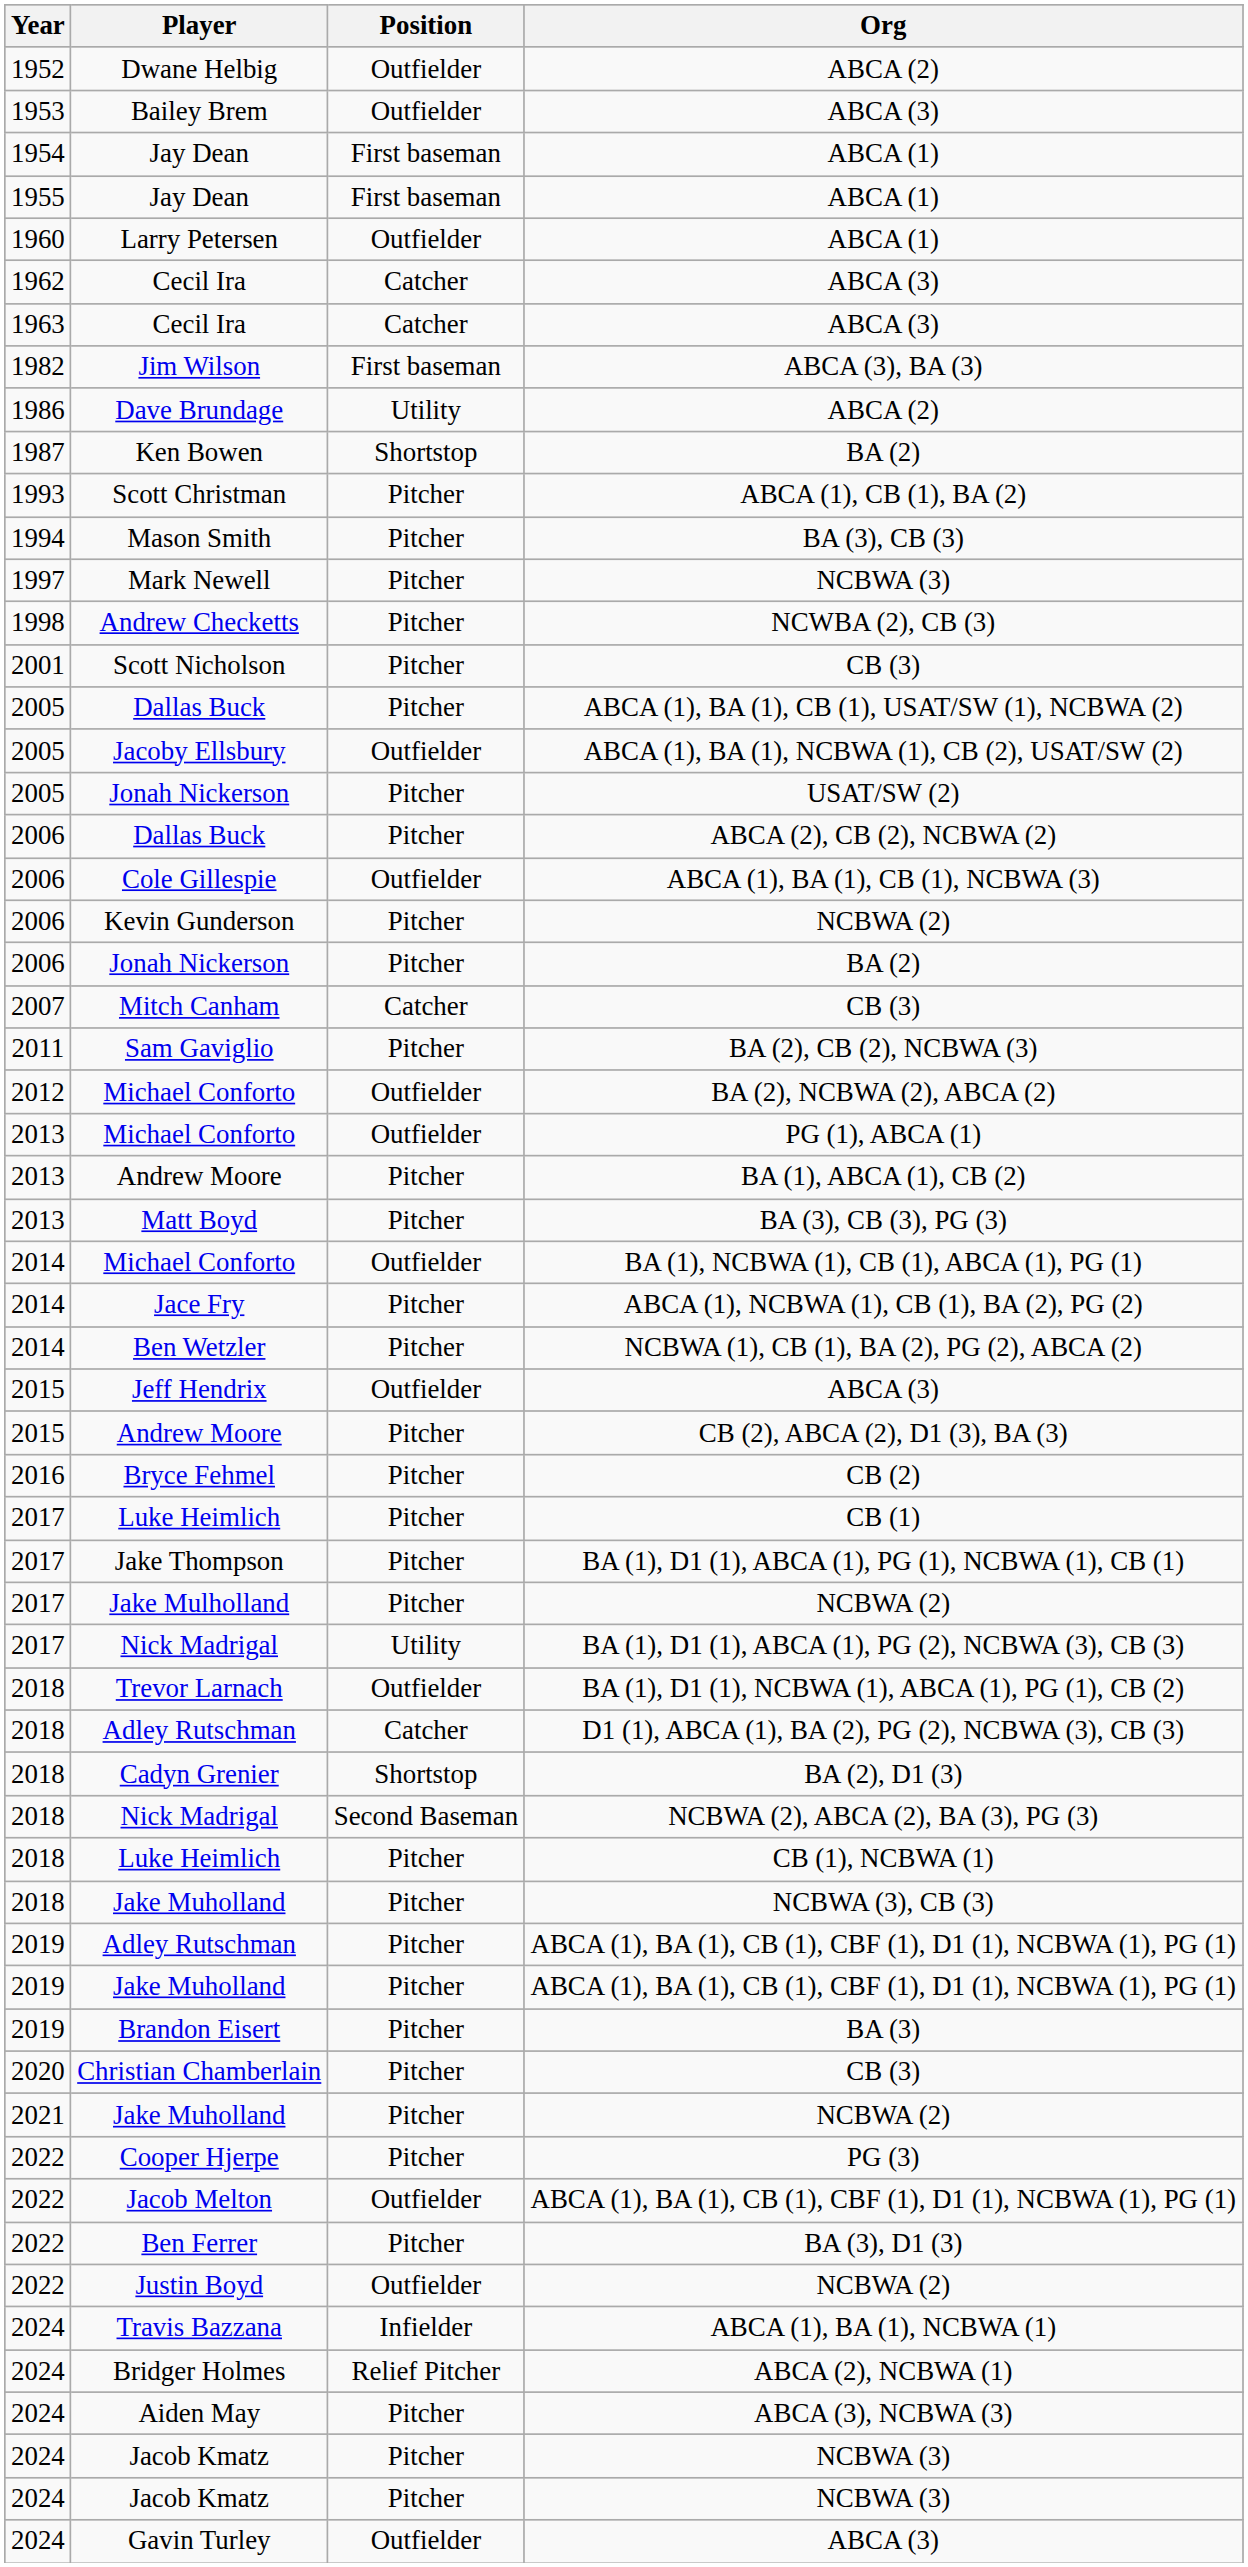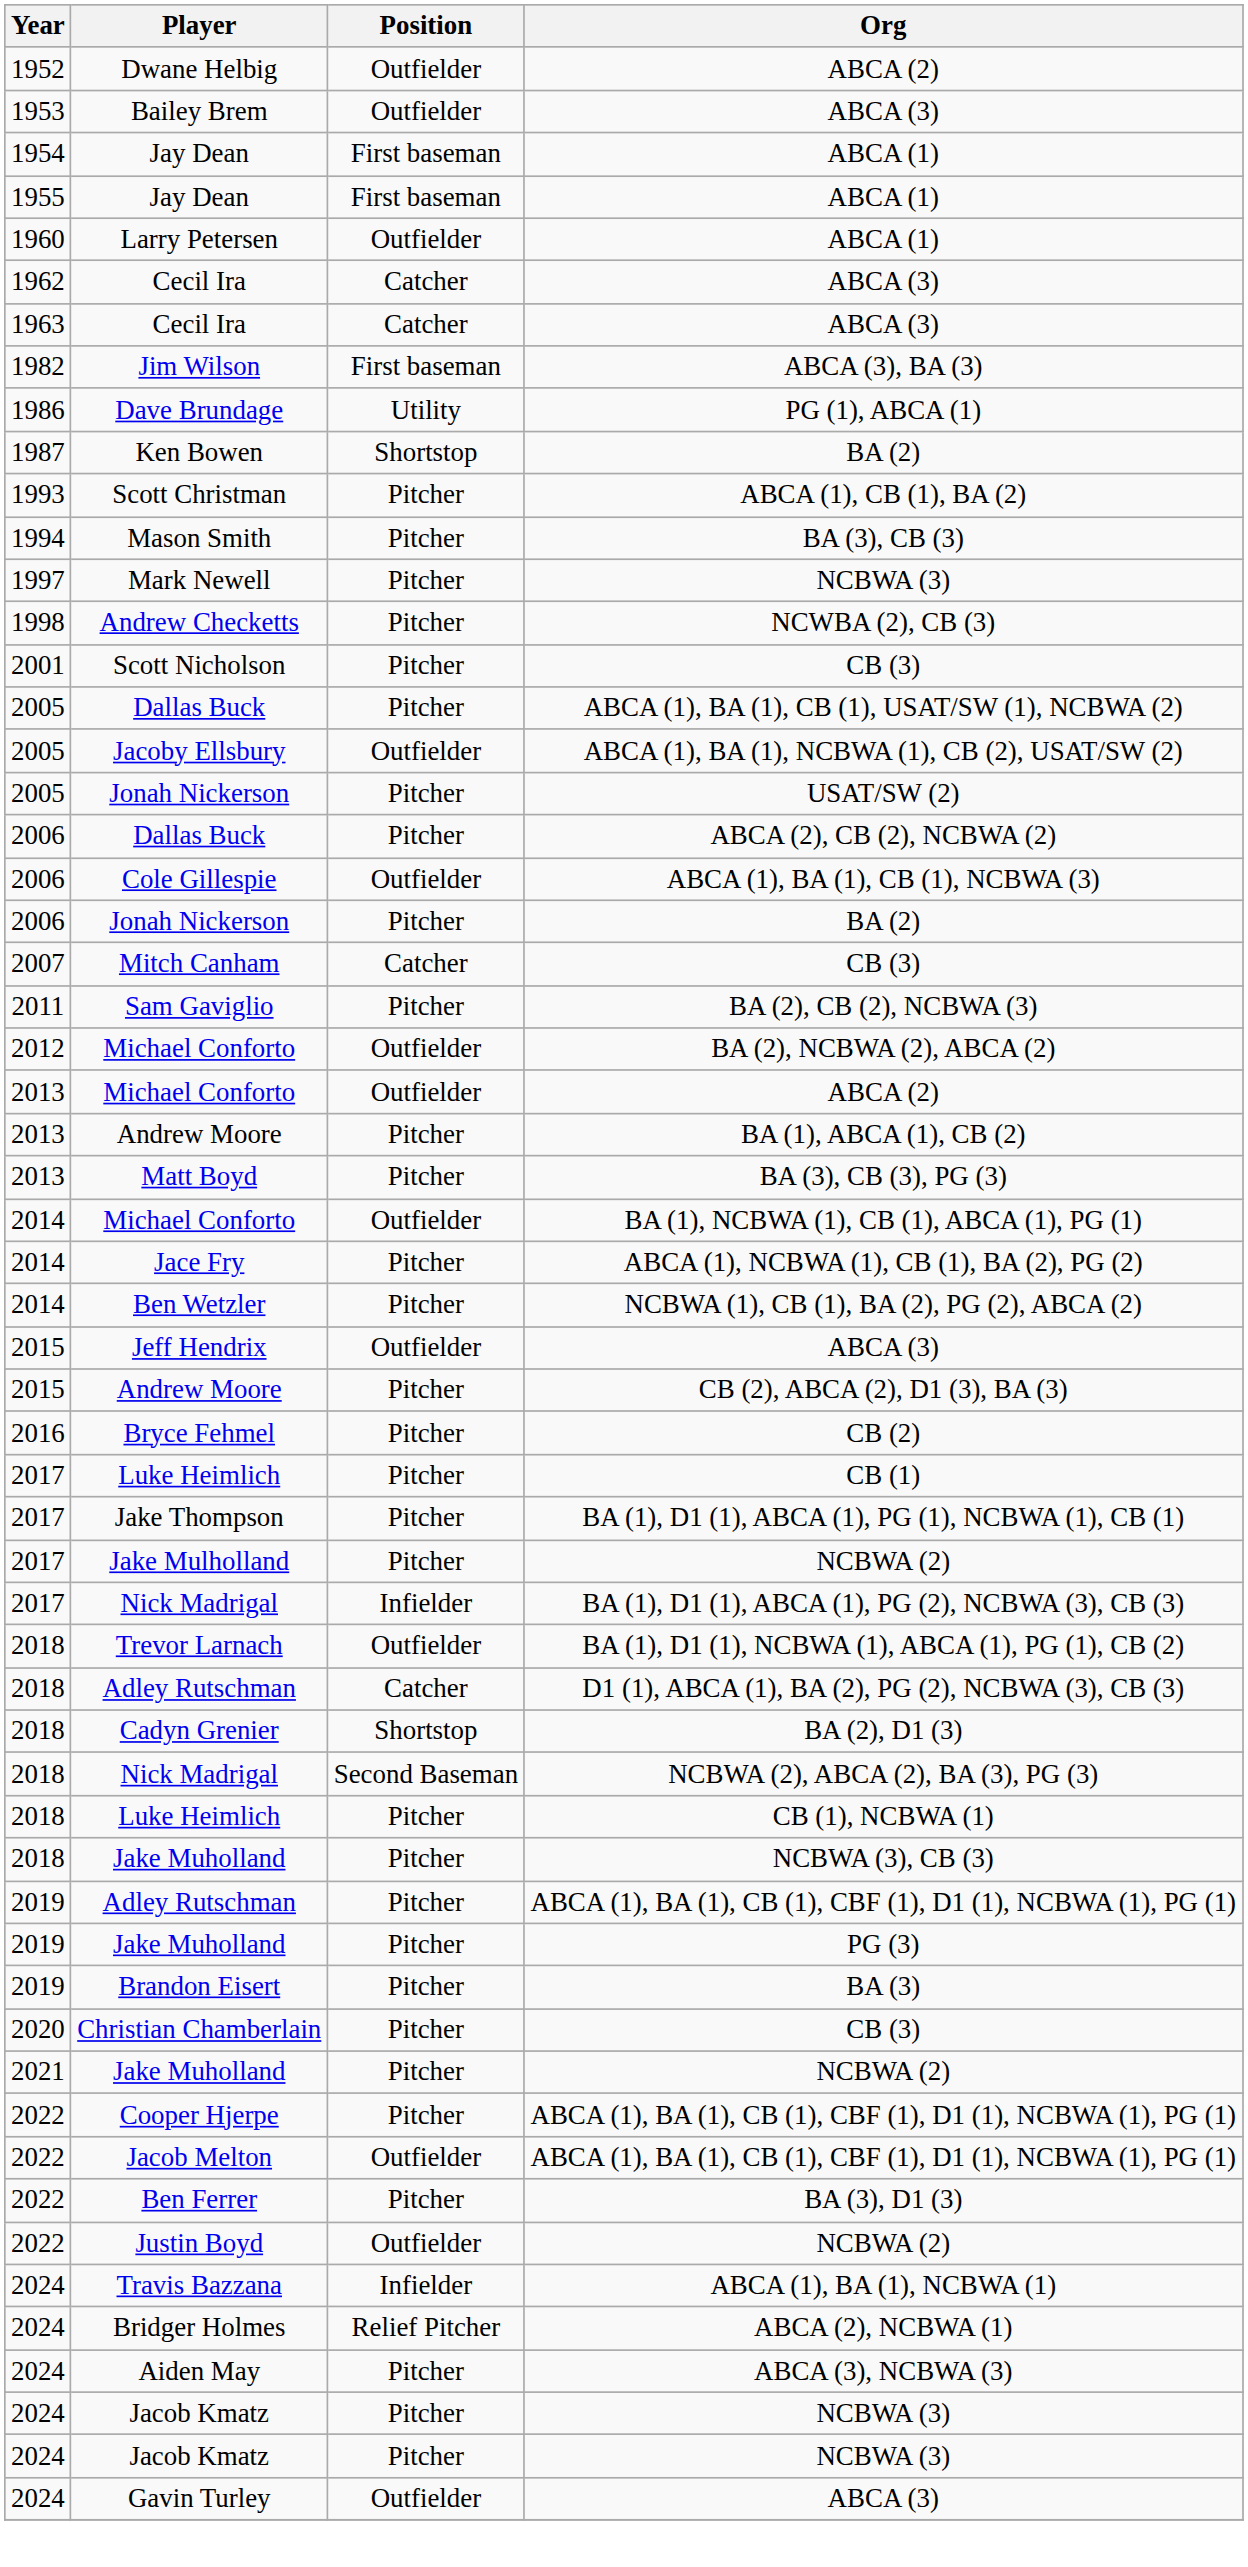(883, 409) ABCA (2) -> (883, 409) PG (1), ABCA (1)
- row: (38, 921)
(883, 1134) PG (1), ABCA (1) -> (883, 1091) ABCA (2)
(426, 1645) Utility -> (426, 1603) Infielder
(883, 1986) ABCA (1), BA (1), CB (1), CBF (1), D1 (1), NCBWA (1), PG (1) -> (883, 1944) PG (3)
(883, 2157) PG (3) -> (883, 2114) ABCA (1), BA (1), CB (1), CBF (1), D1 (1), NCBWA (1), PG (1)
